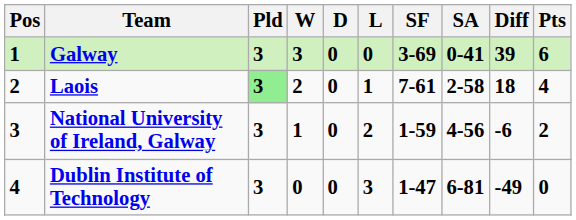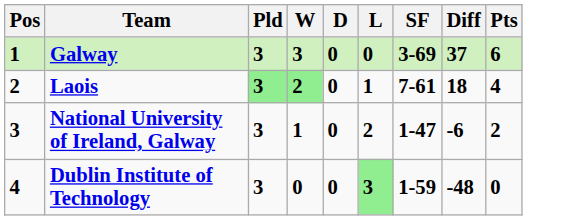- column: (466, 20)
(505, 53) 39 -> (457, 53) 37
(297, 86) no background -> (297, 86) lightgreen background
(417, 130) 1-59 -> (417, 130) 1-47
(368, 186) no background -> (368, 186) lightgreen background
(417, 186) 1-47 -> (417, 186) 1-59
(508, 186) -49 -> (460, 186) -48
